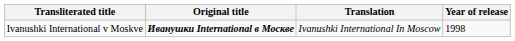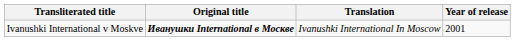(455, 28) 1998 -> (455, 28) 2001
